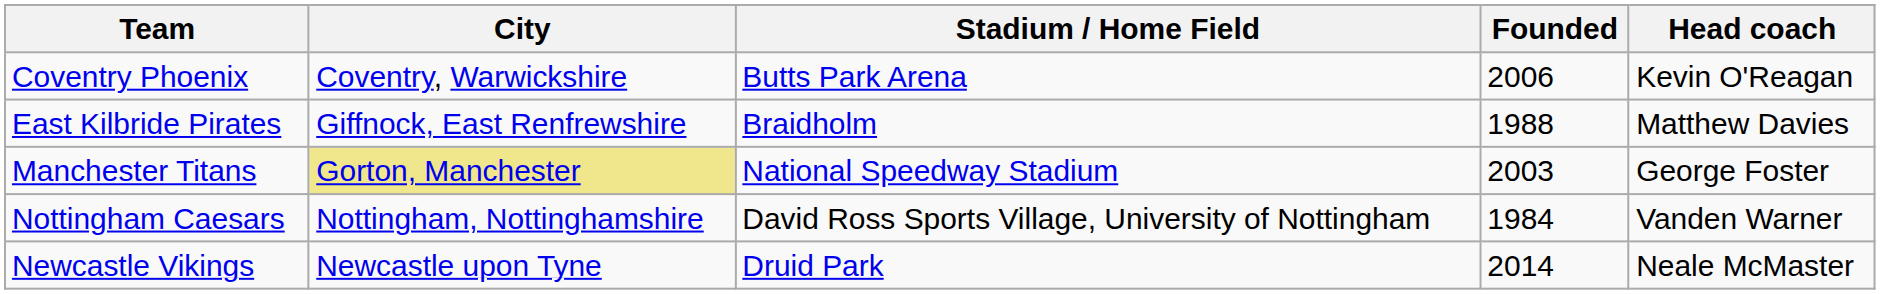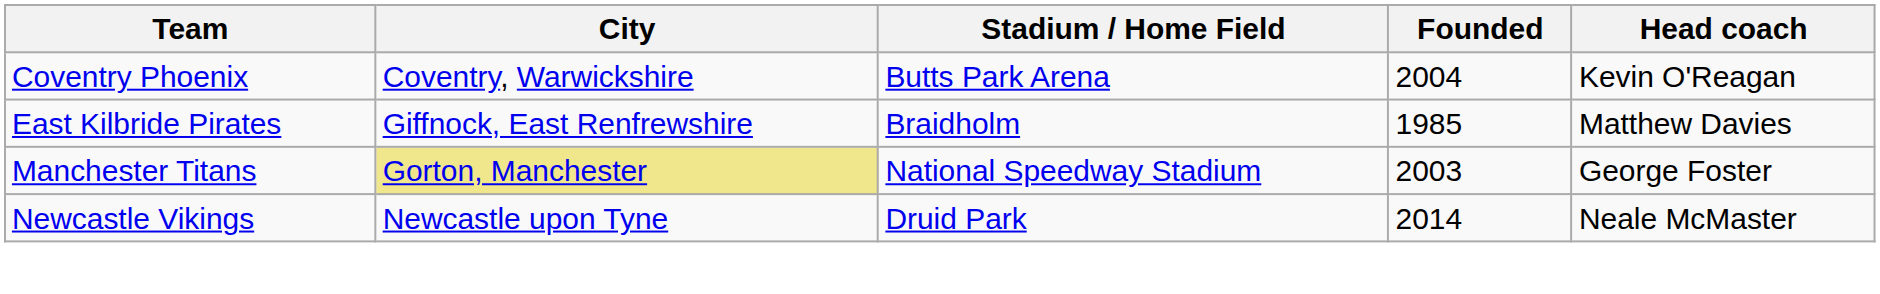(1521, 76) 2006 -> (1429, 76) 2004
(1521, 124) 1988 -> (1429, 124) 1985
- row: (148, 218)
